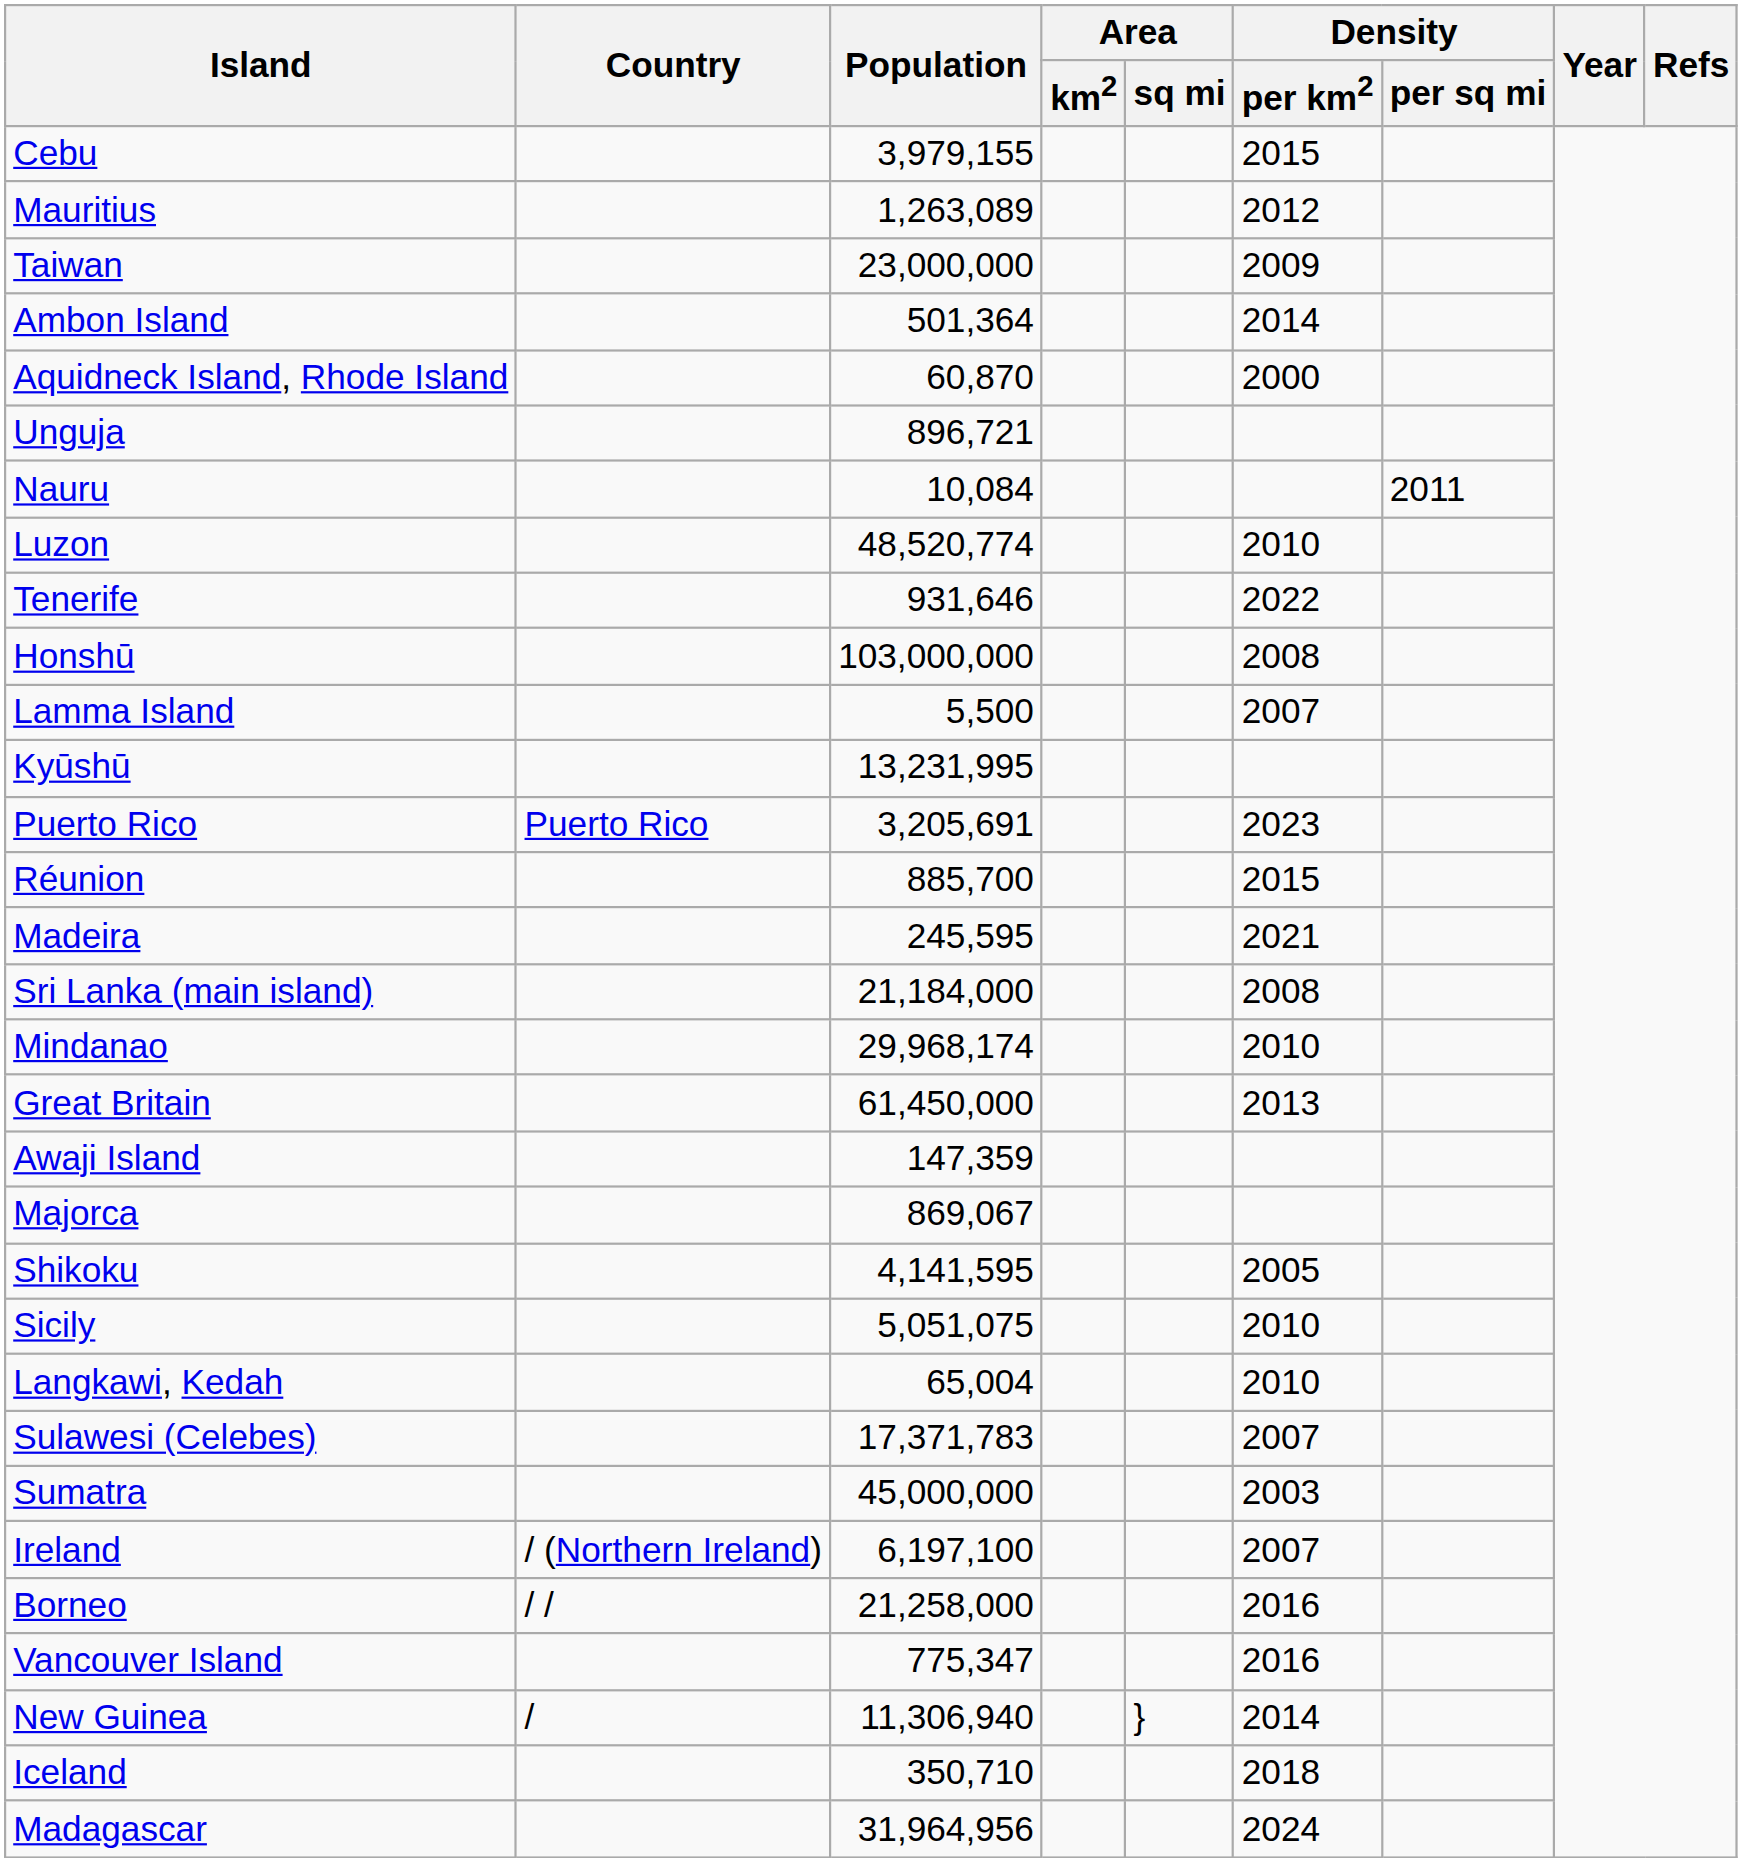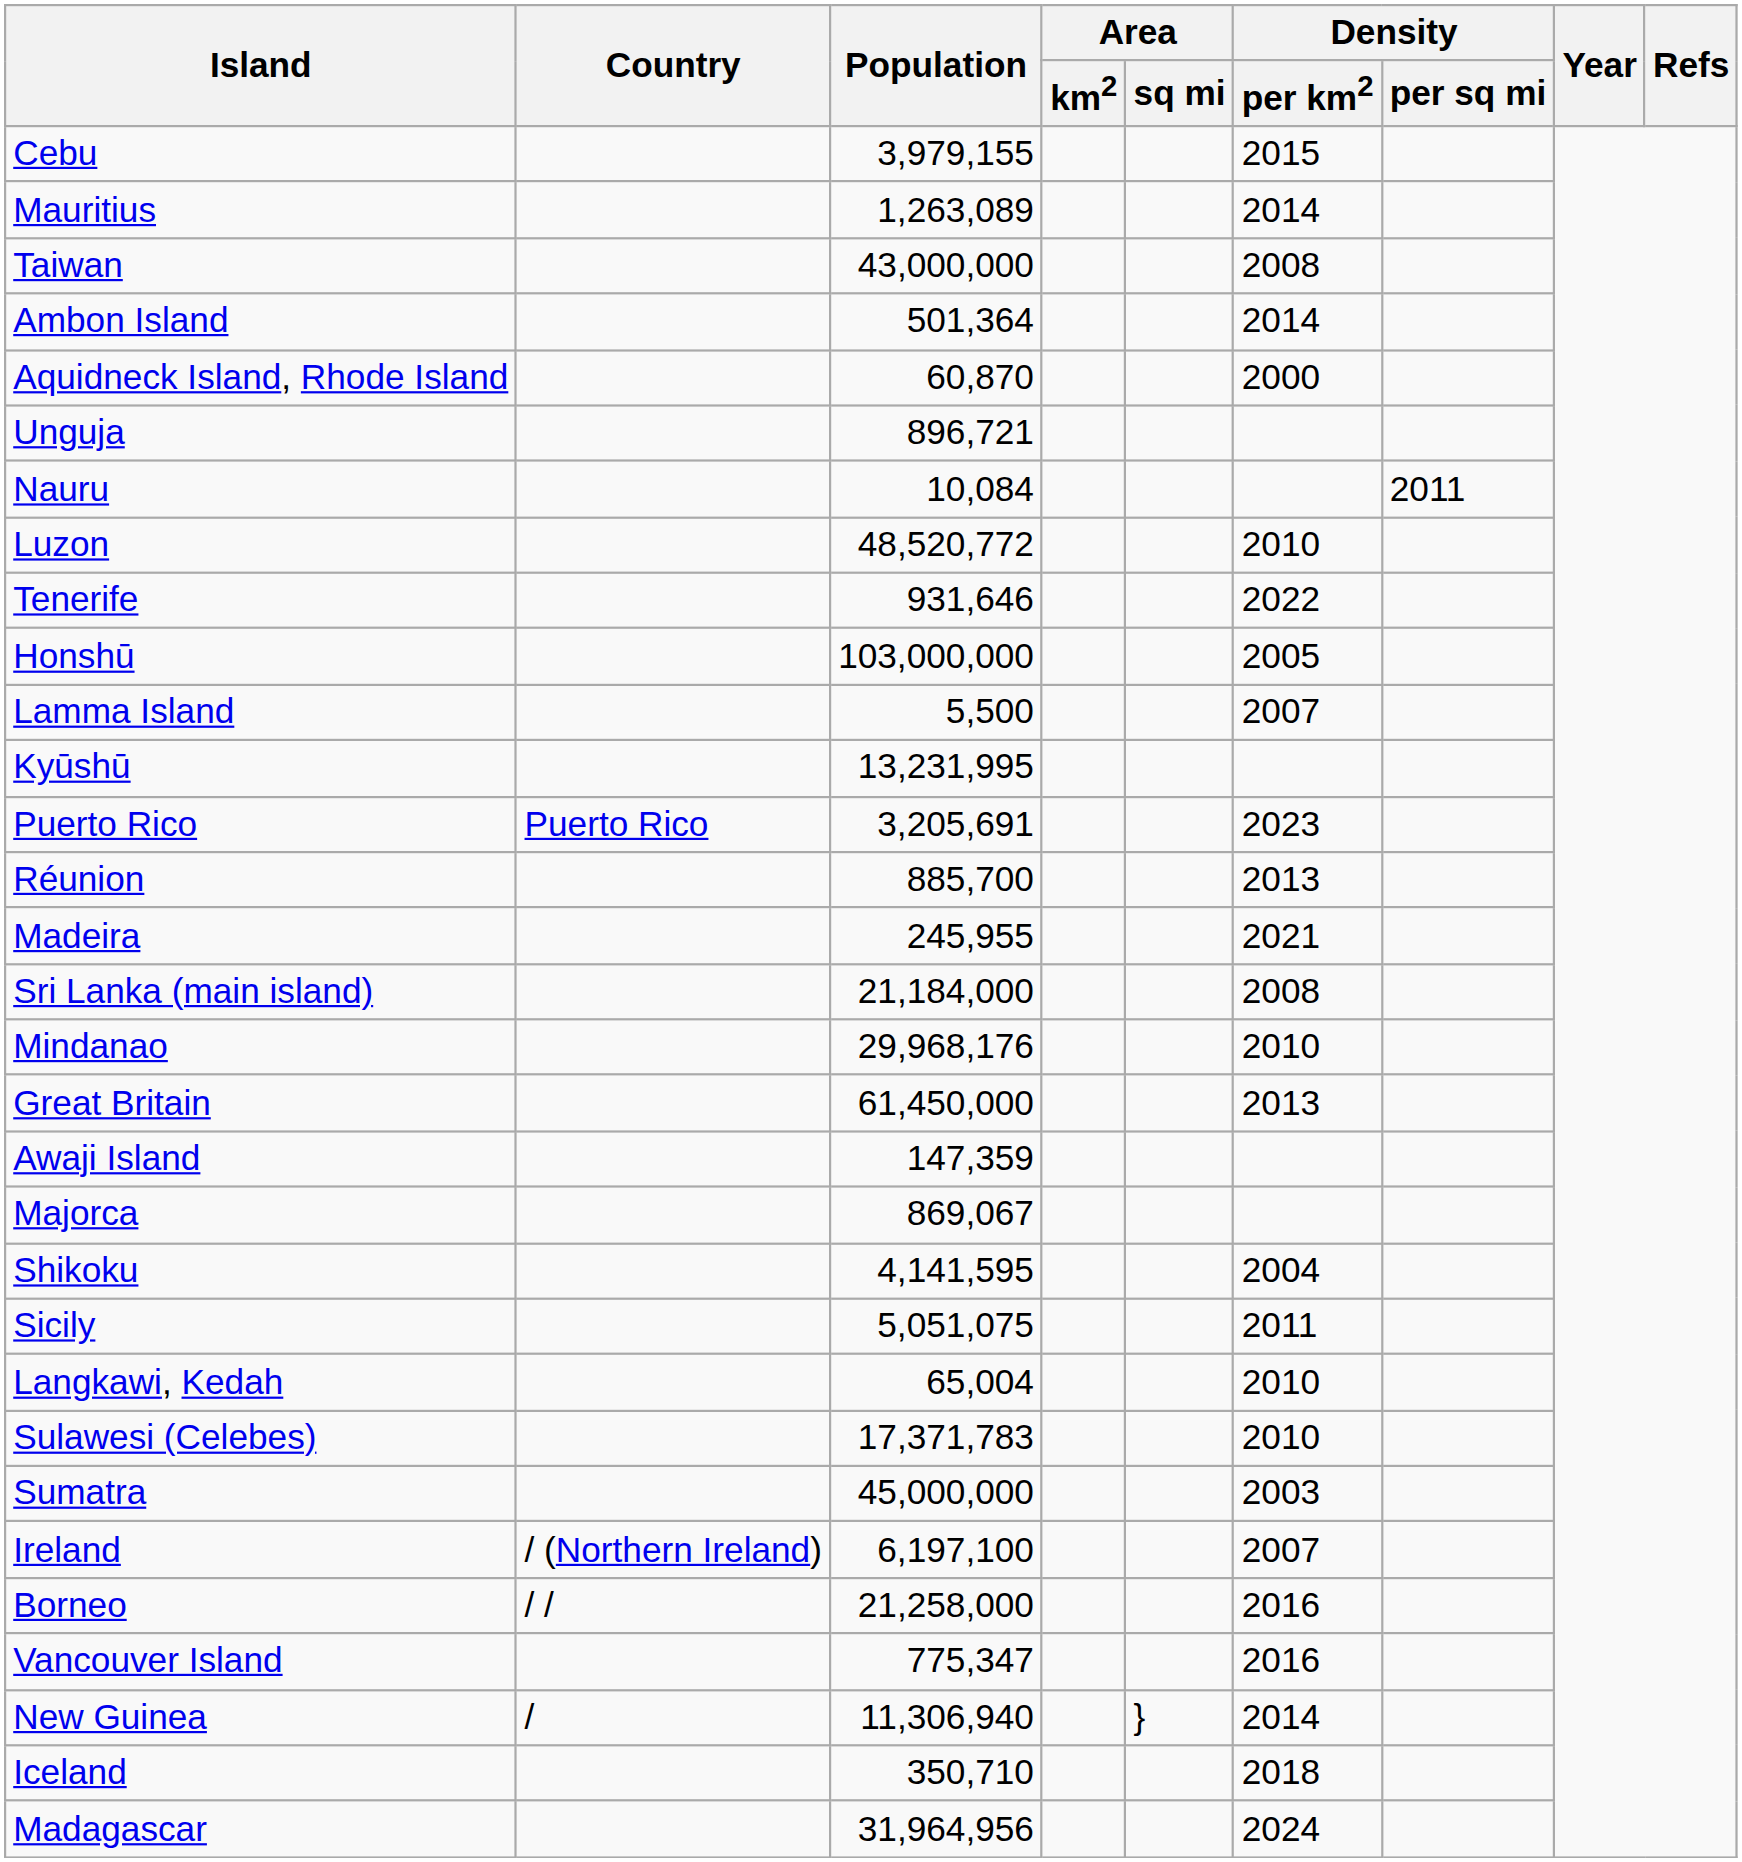(1281, 209) 2012 -> (1281, 209) 2014
(946, 265) 23,000,000 -> (946, 265) 43,000,000
(1281, 265) 2009 -> (1281, 265) 2008
(946, 544) 48,520,774 -> (946, 544) 48,520,772
(1281, 656) 2008 -> (1281, 656) 2005
(1281, 879) 2015 -> (1281, 879) 2013
(970, 935) 245,595 -> (970, 935) 245,955
(946, 1046) 29,968,174 -> (946, 1046) 29,968,176
(1281, 1270) 2005 -> (1281, 1270) 2004
(1281, 1325) 2010 -> (1280, 1325) 2011
(1281, 1437) 2007 -> (1281, 1437) 2010
